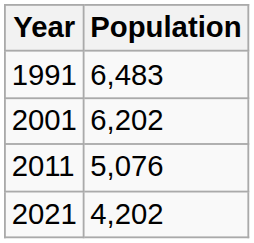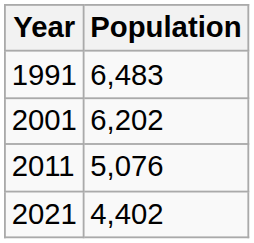(127, 213) 4,202 -> (127, 213) 4,402
